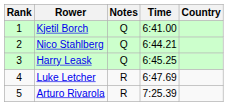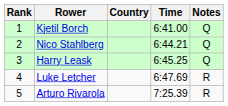columns swapped: (201, 12) <-> (124, 12)
